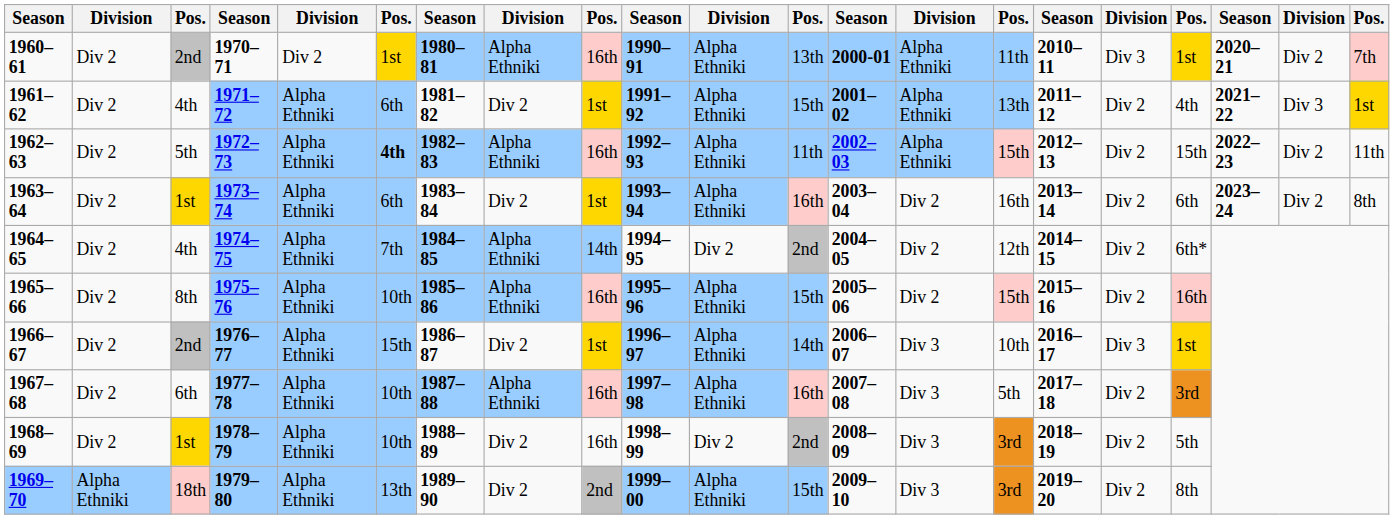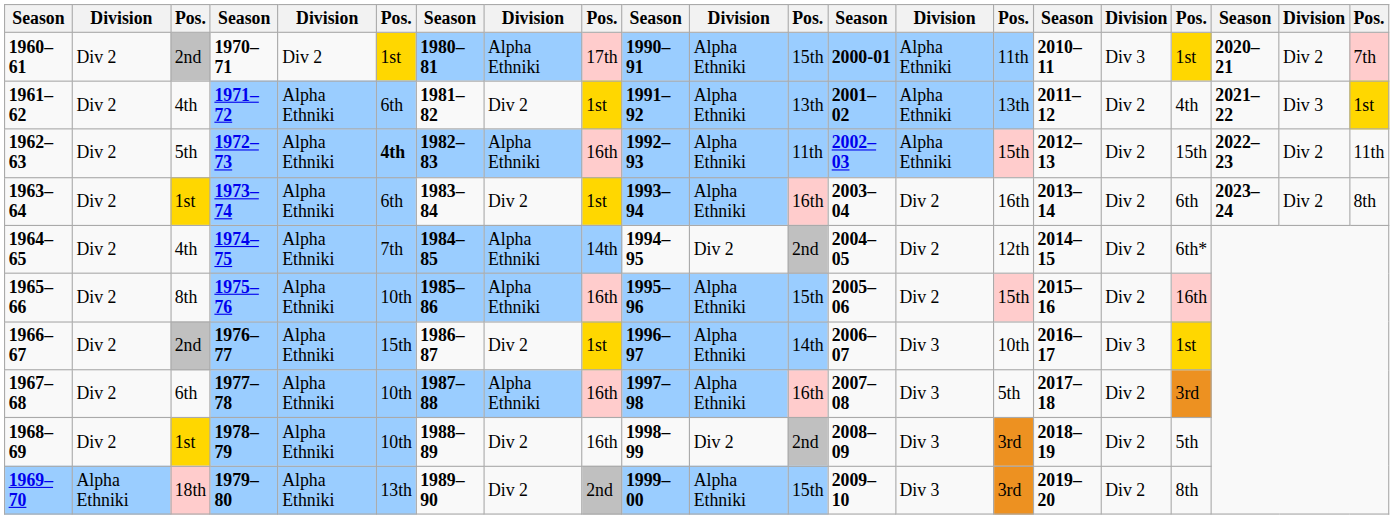(602, 56) 16th -> (602, 56) 17th
(808, 56) 13th -> (808, 56) 15th
(808, 104) 15th -> (808, 104) 13th
